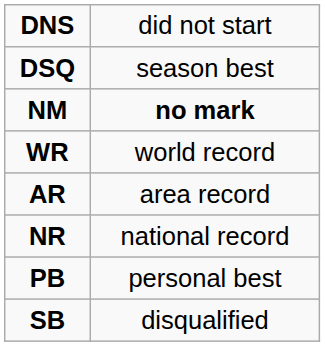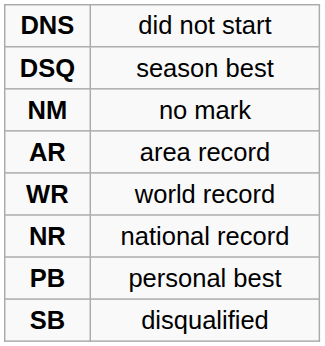(205, 109) bold -> (205, 109) normal
rows swapped: (47, 151) <-> (47, 193)
